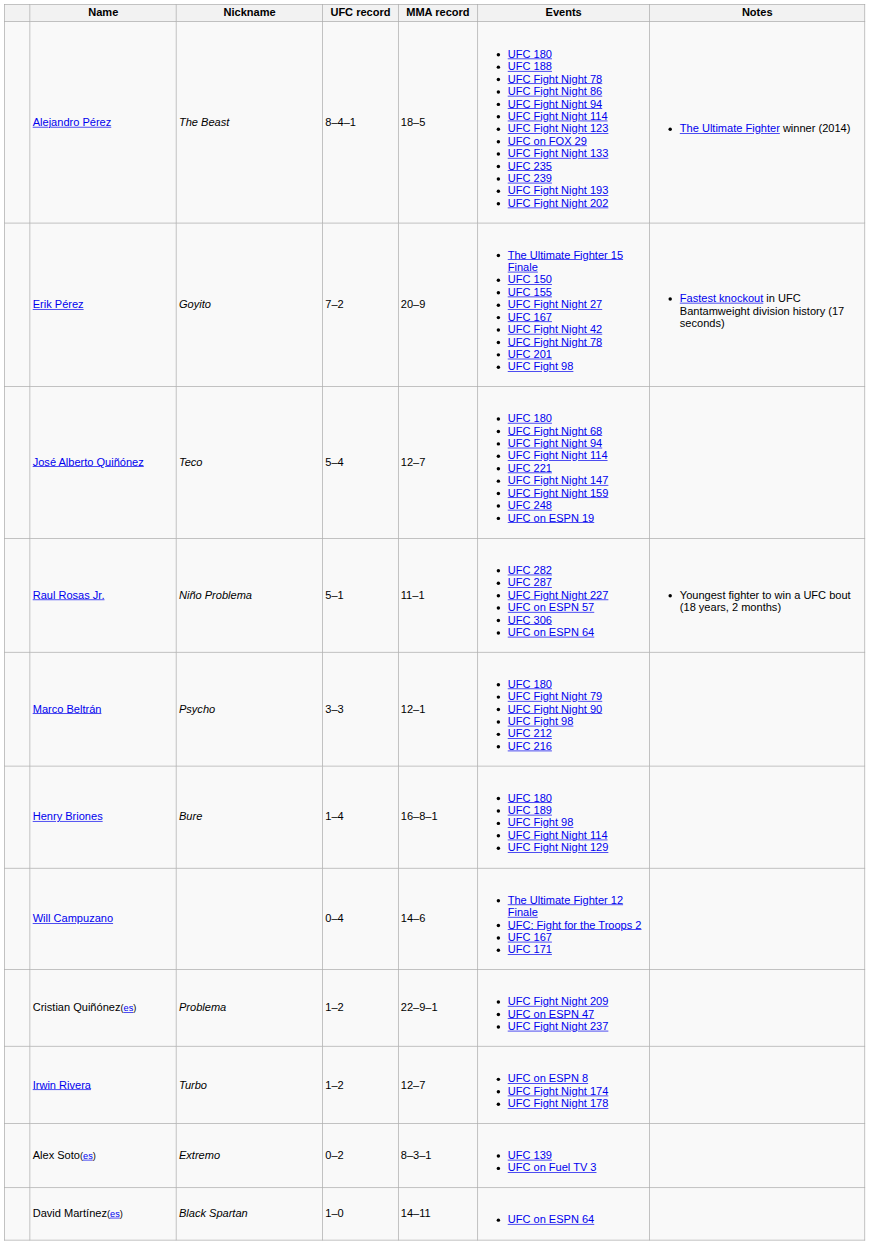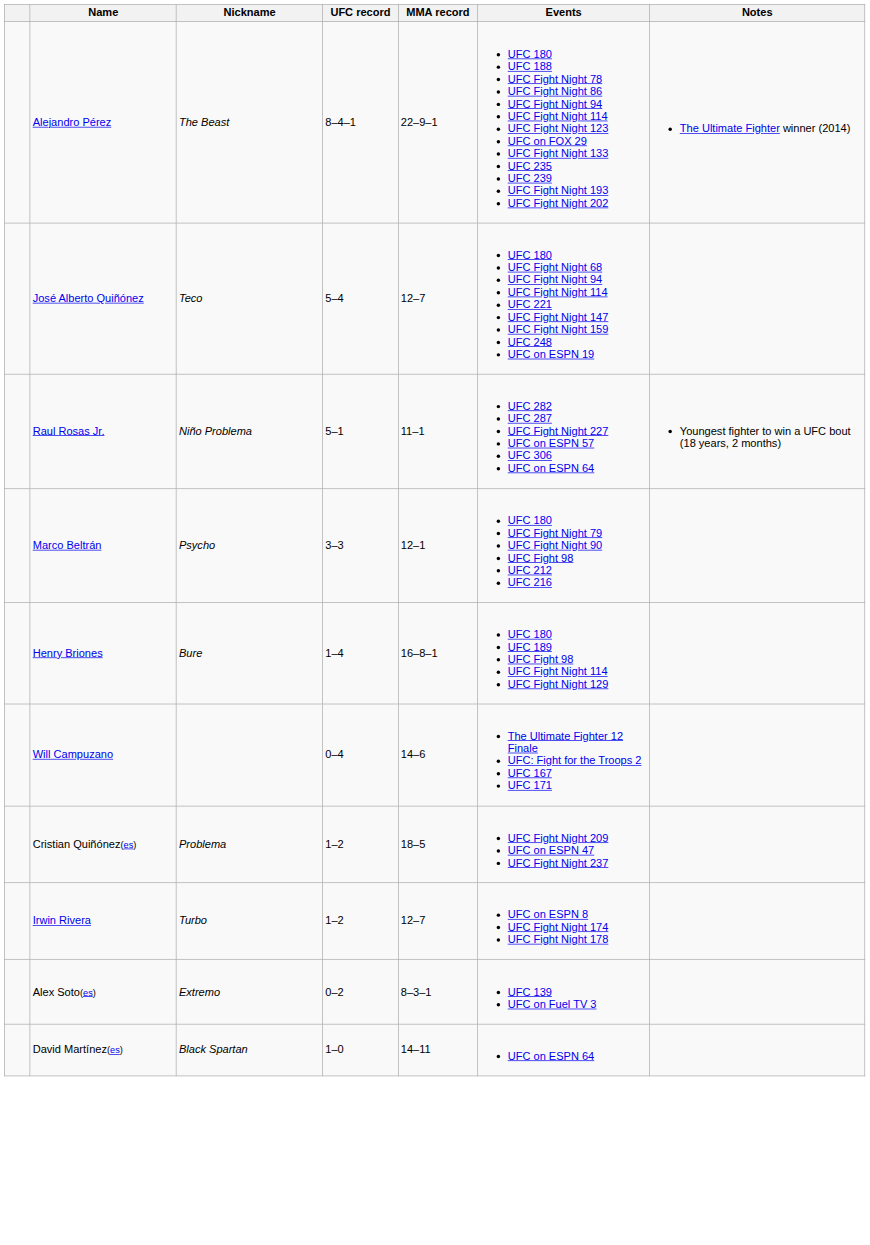(413, 122) 18–5 -> (419, 122) 22–9–1
- row: (58, 304)
(419, 1008) 22–9–1 -> (413, 844) 18–5
